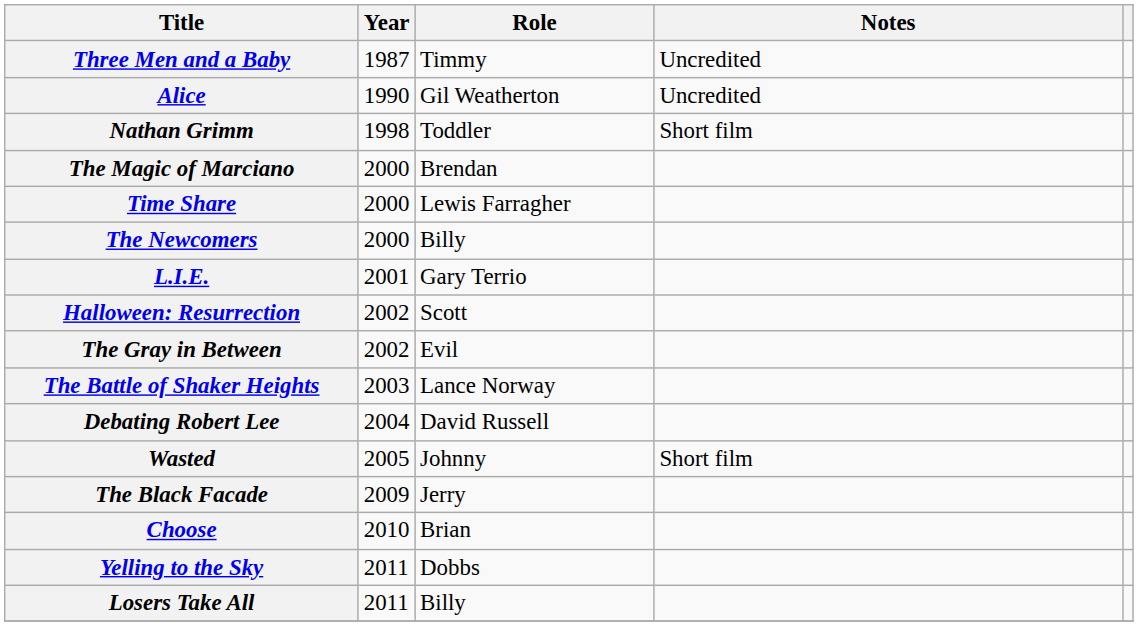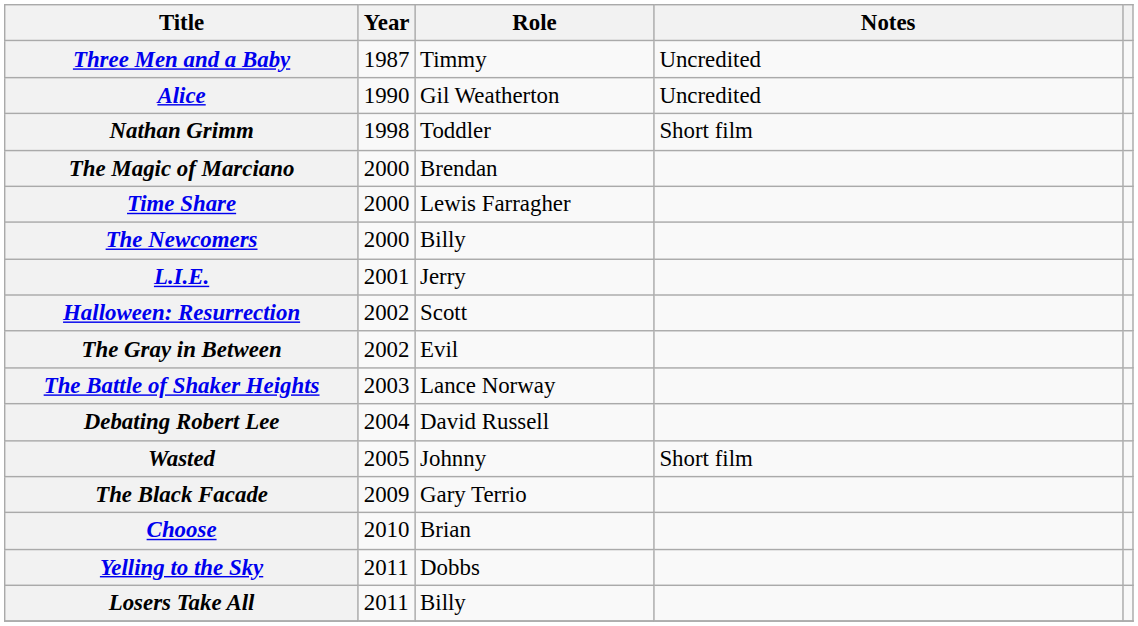(473, 276) Gary Terrio -> (443, 276) Jerry
(443, 494) Jerry -> (473, 494) Gary Terrio
